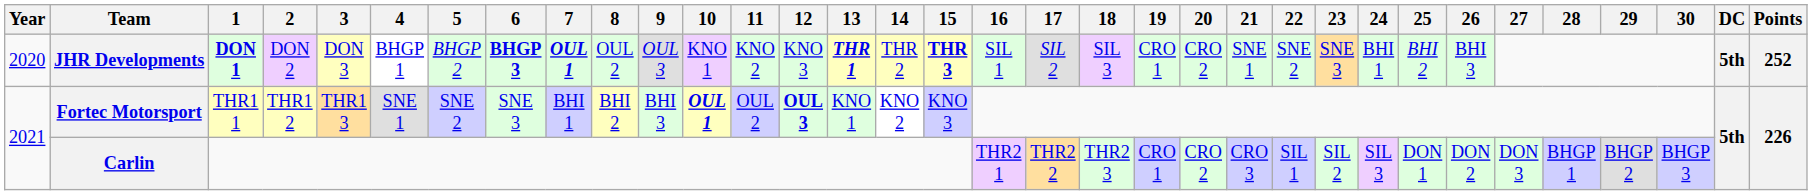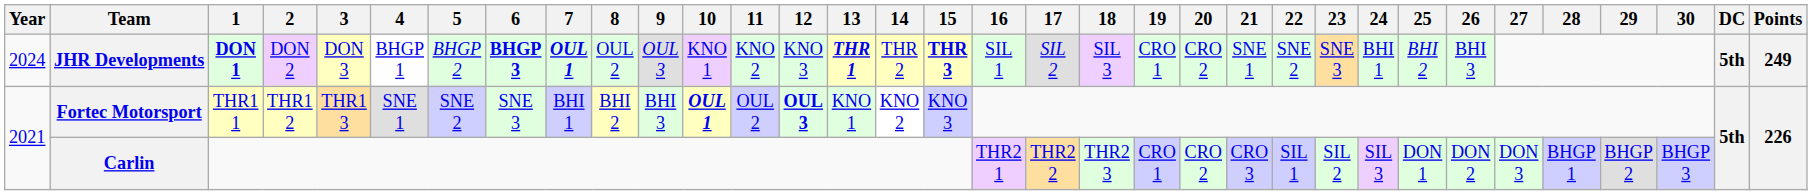(27, 59) 2020 -> (27, 59) 2024
(1778, 59) 252 -> (1778, 59) 249
